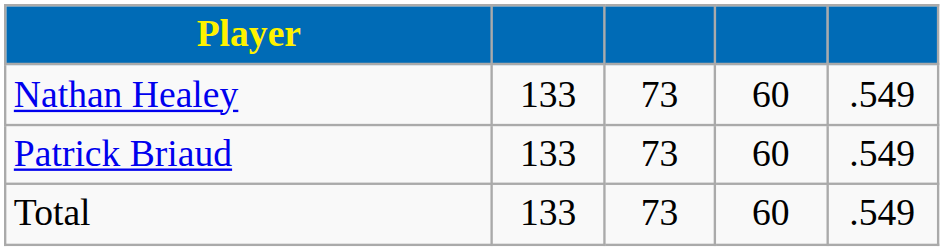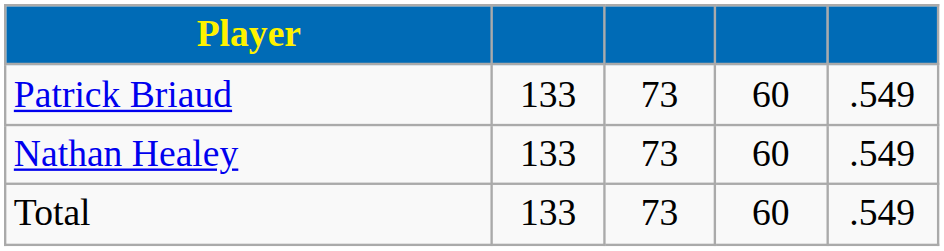rows swapped: (123, 153) <-> (126, 93)
